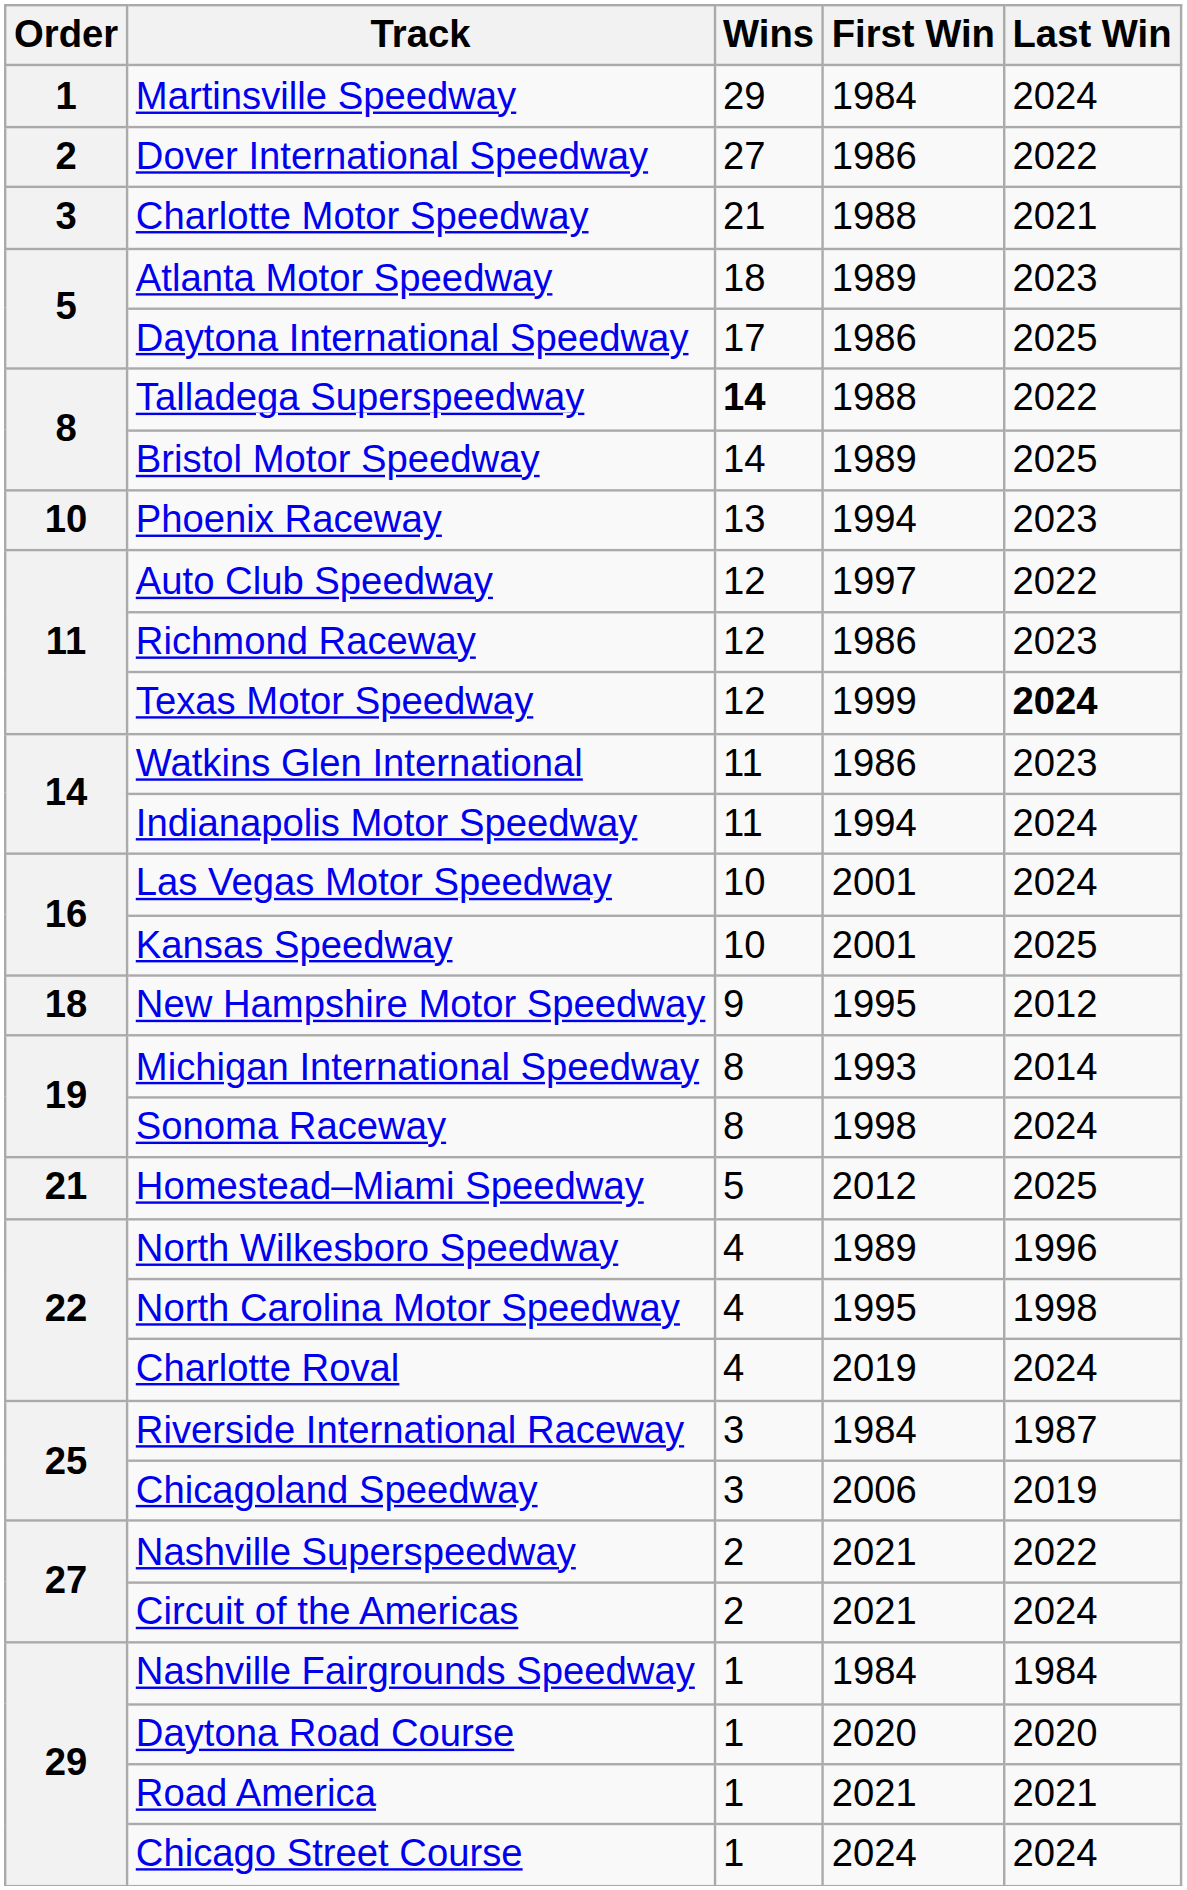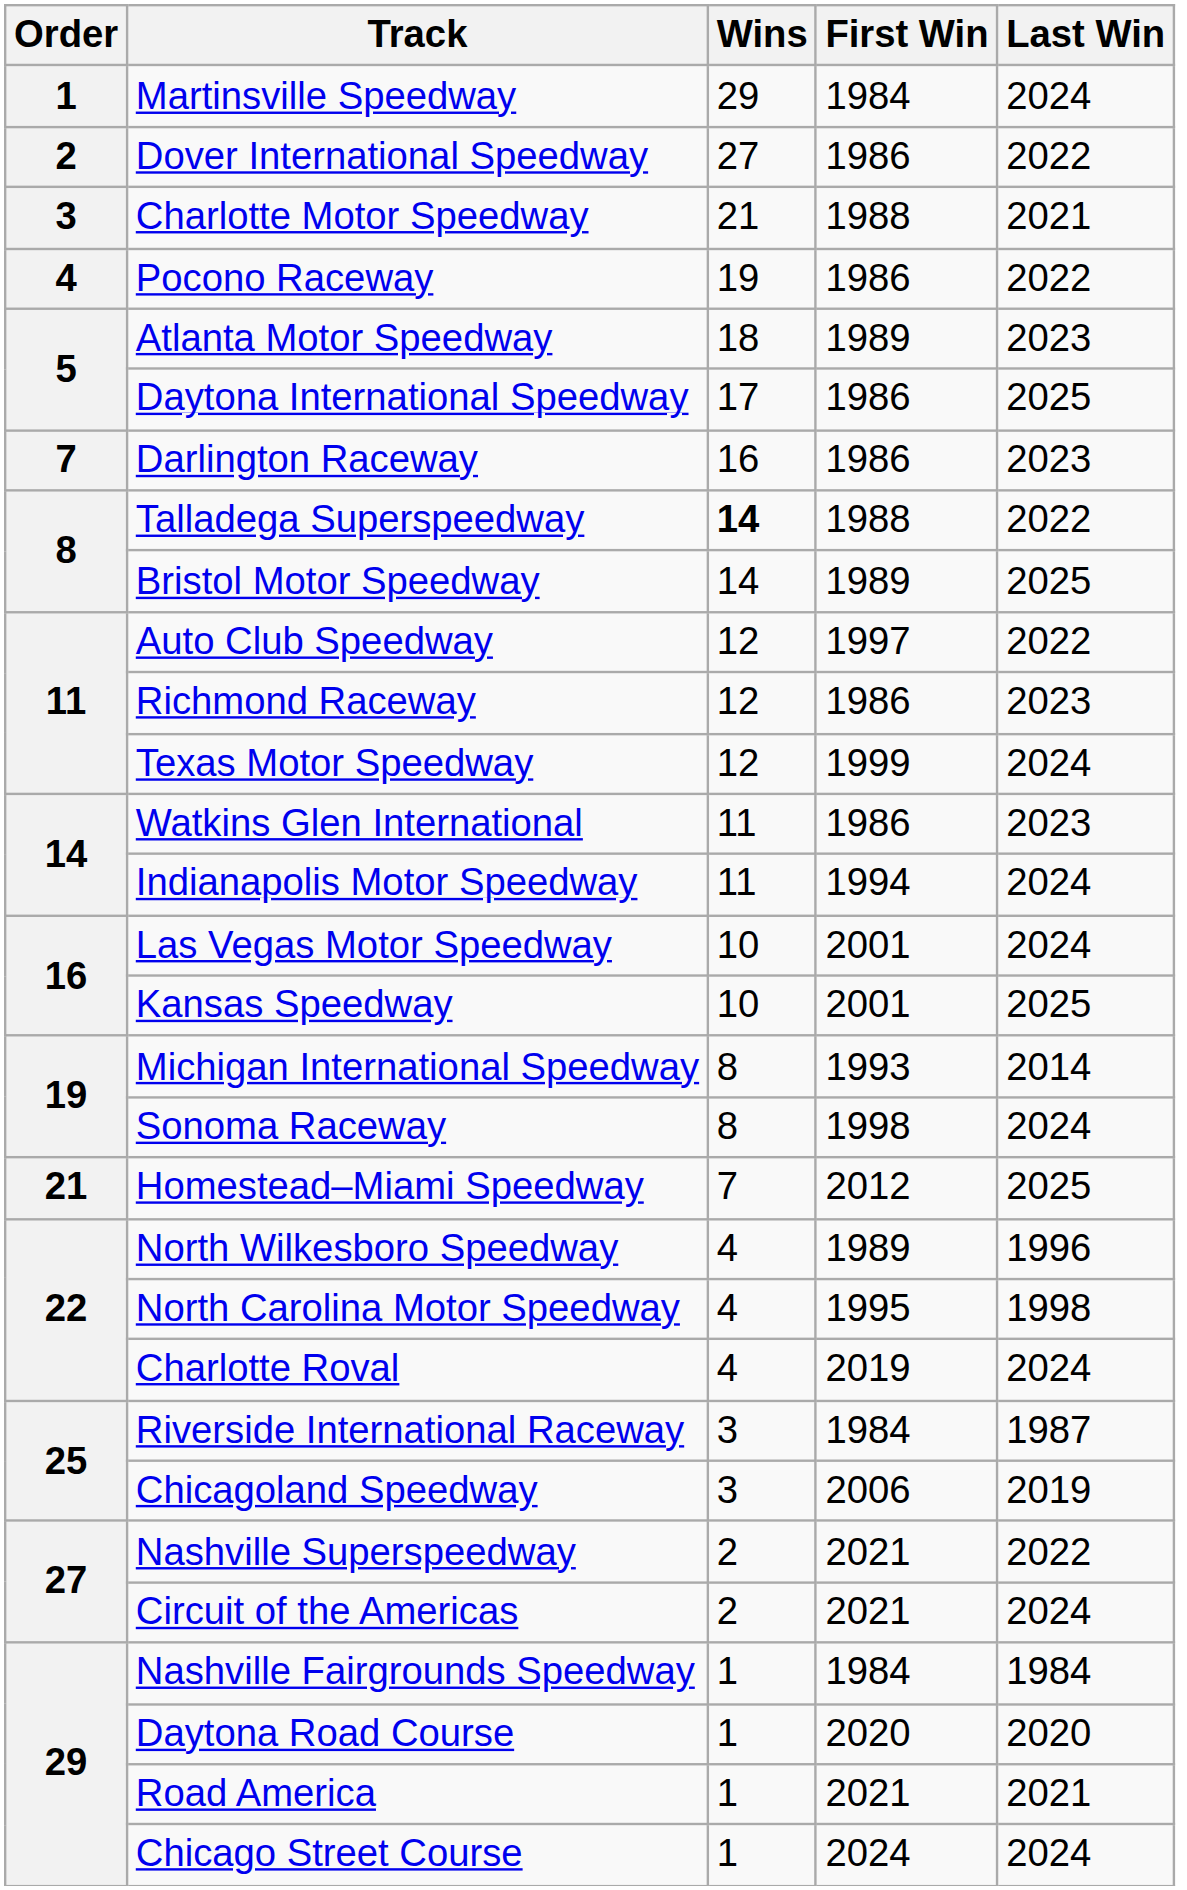+ row: (285, 277)
+ row: (307, 459)
- row: (289, 519)
(1055, 701) bold -> (1049, 762) normal
- row: (421, 1005)
(734, 1187) 5 -> (727, 1187) 7
